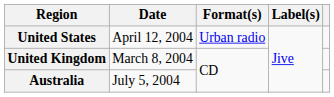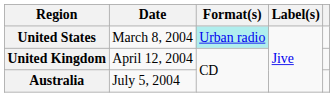(153, 37) April 12, 2004 -> (153, 37) March 8, 2004
(232, 37) no background -> (232, 37) paleturquoise background
(153, 59) March 8, 2004 -> (153, 59) April 12, 2004
